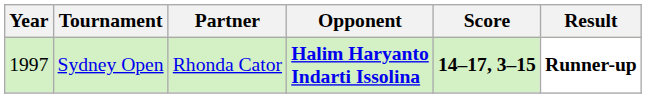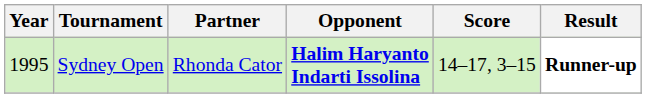(29, 64) 1997 -> (29, 64) 1995
(487, 64) bold -> (487, 64) normal
